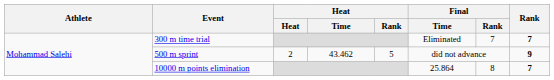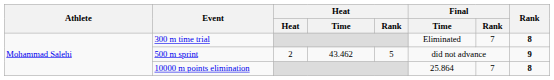(530, 40) 7 -> (530, 40) 8
(492, 69) 8 -> (492, 69) 7
(530, 69) 7 -> (530, 69) 8
